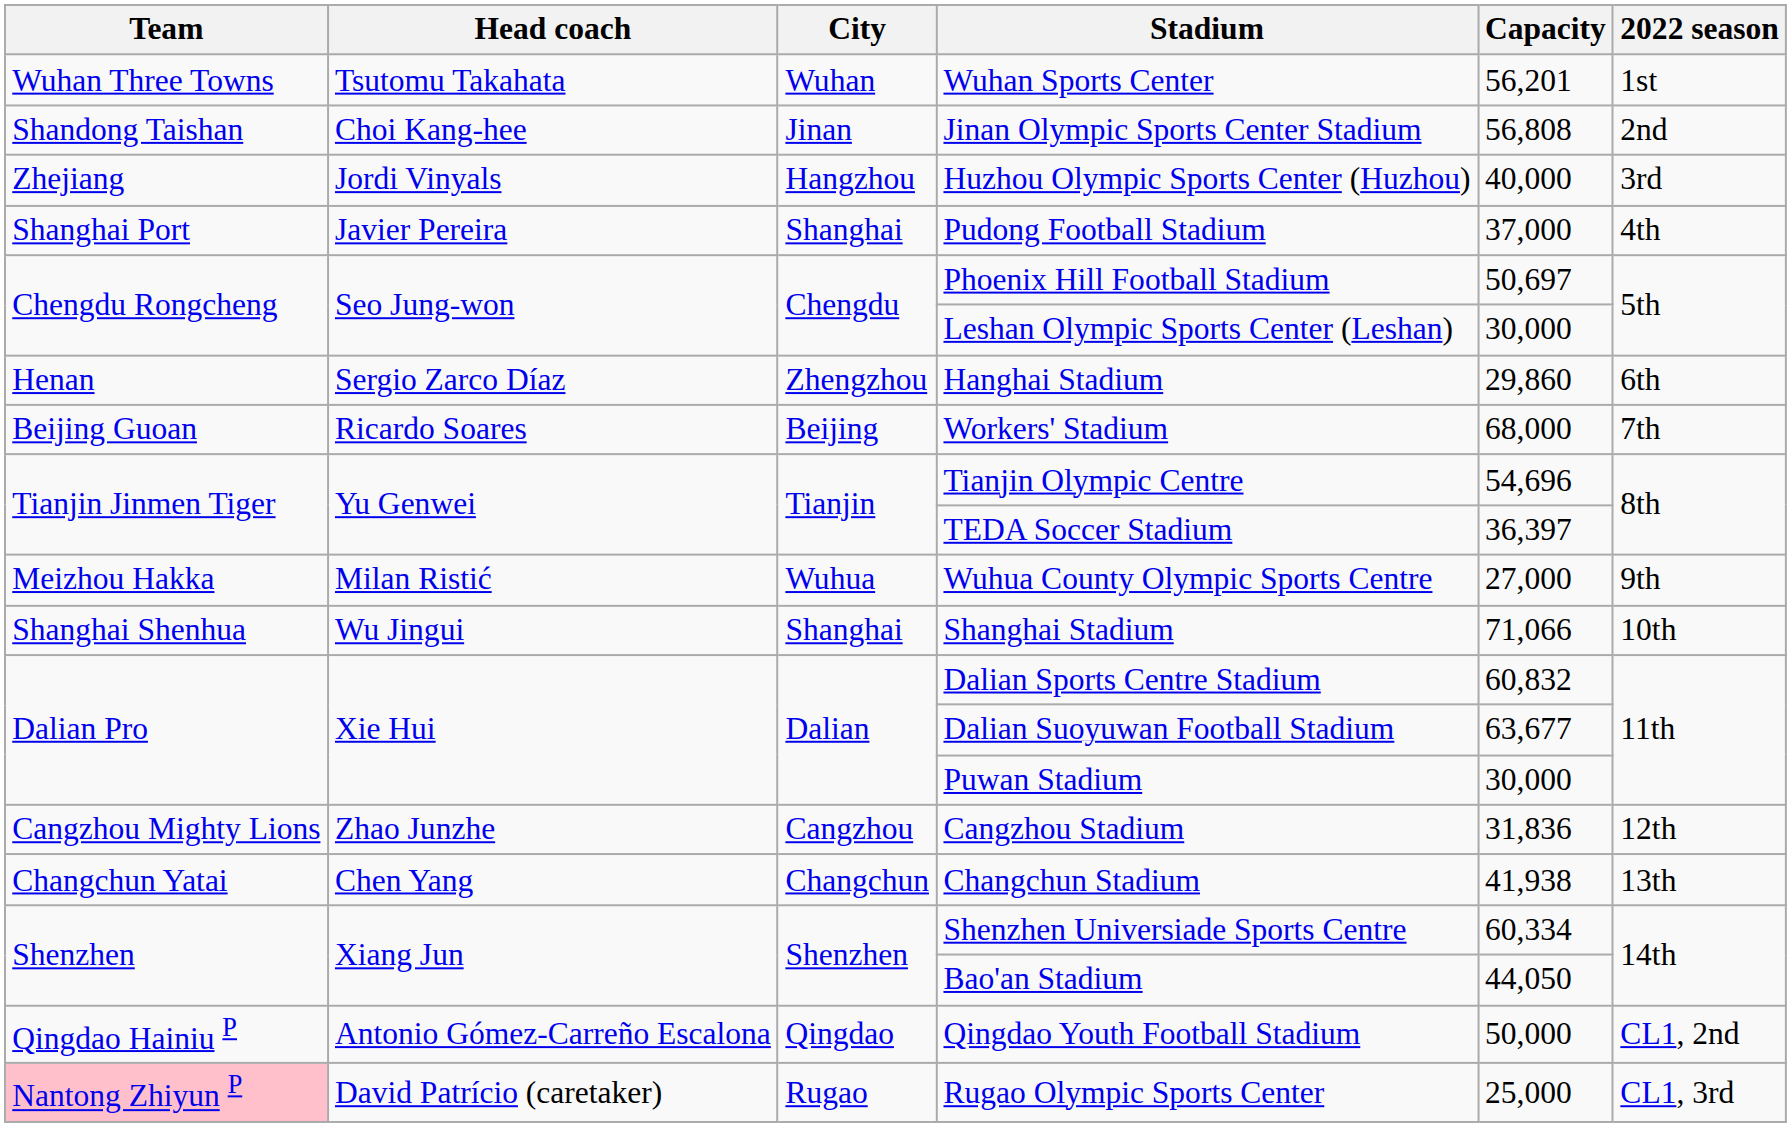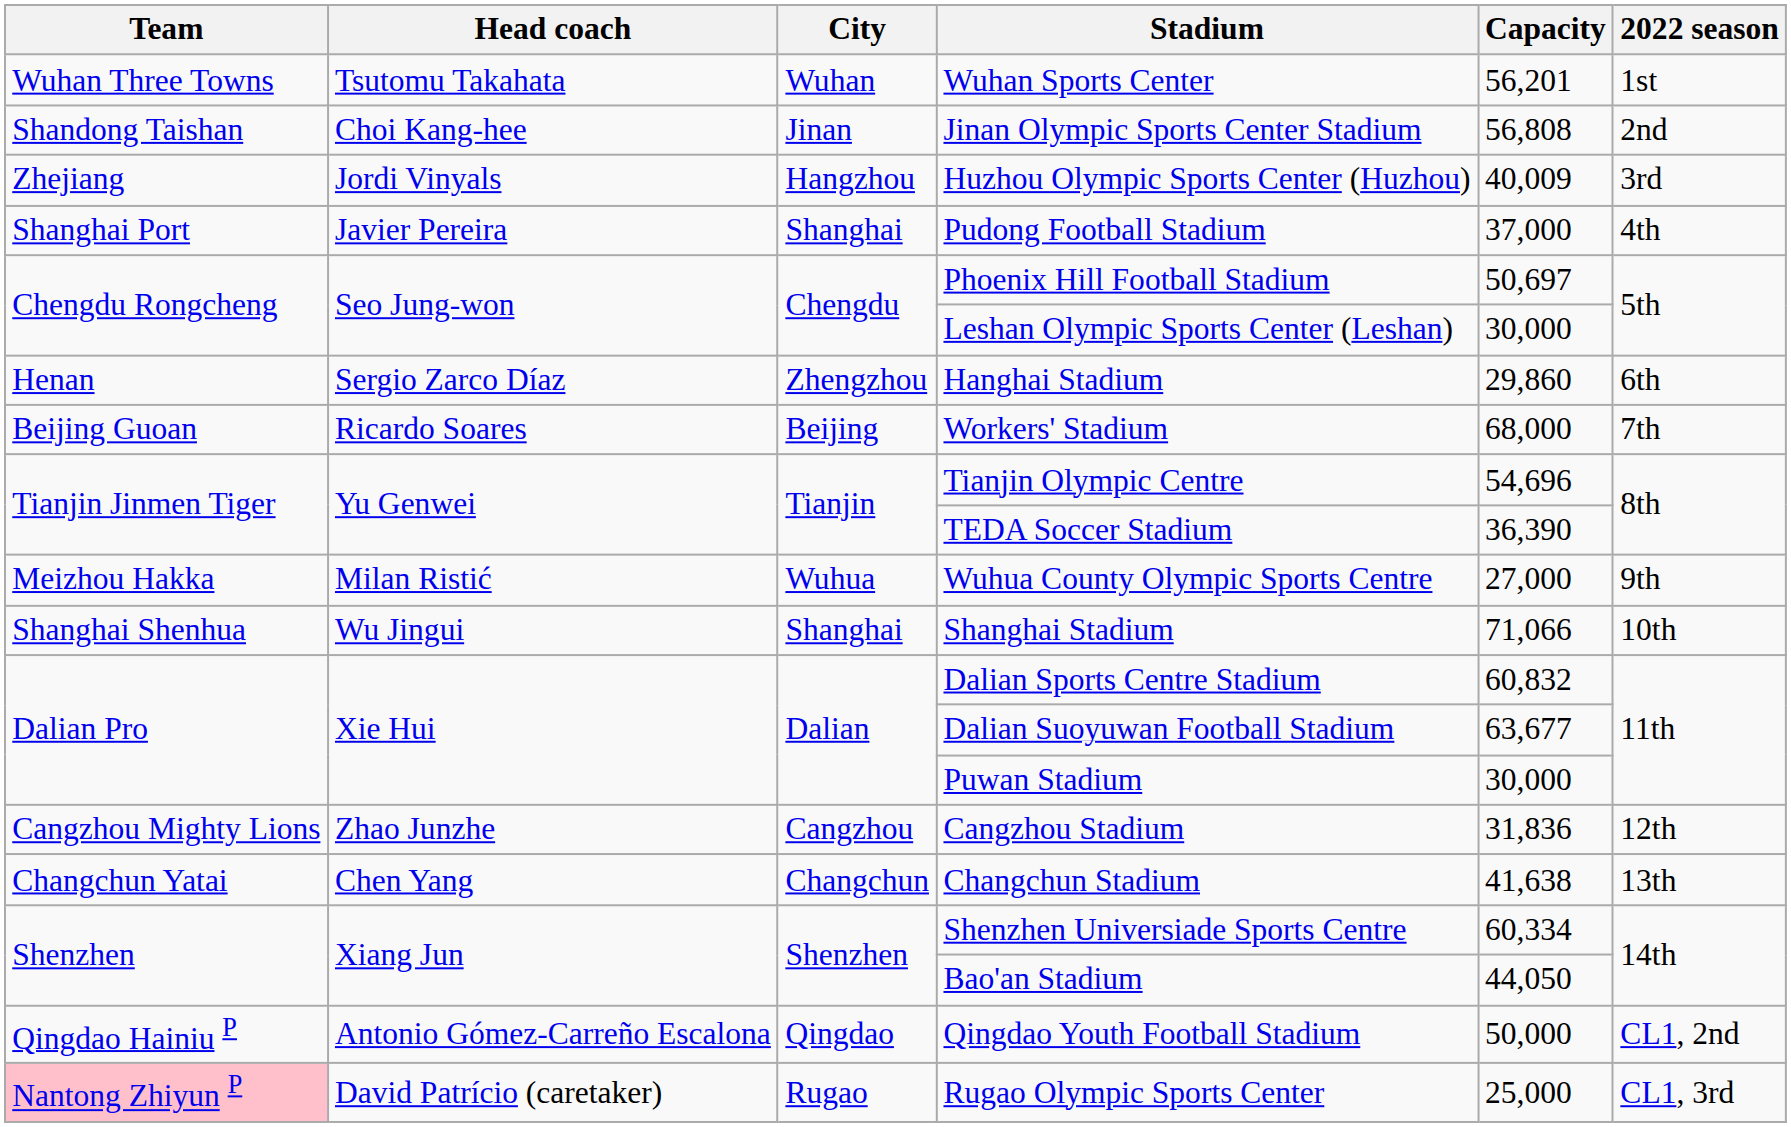(1528, 179) 40,000 -> (1528, 179) 40,009
(1528, 529) 36,397 -> (1528, 529) 36,390
(1528, 879) 41,938 -> (1528, 879) 41,638
